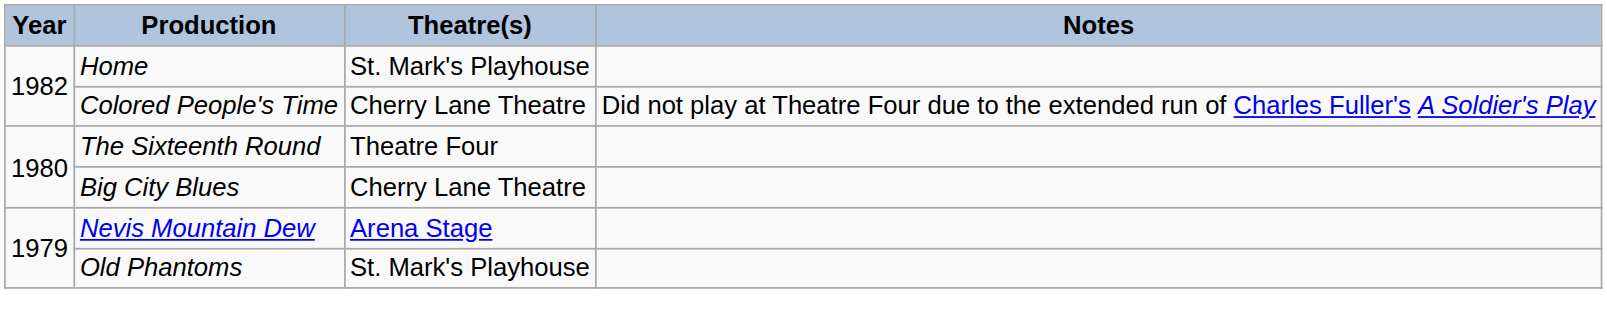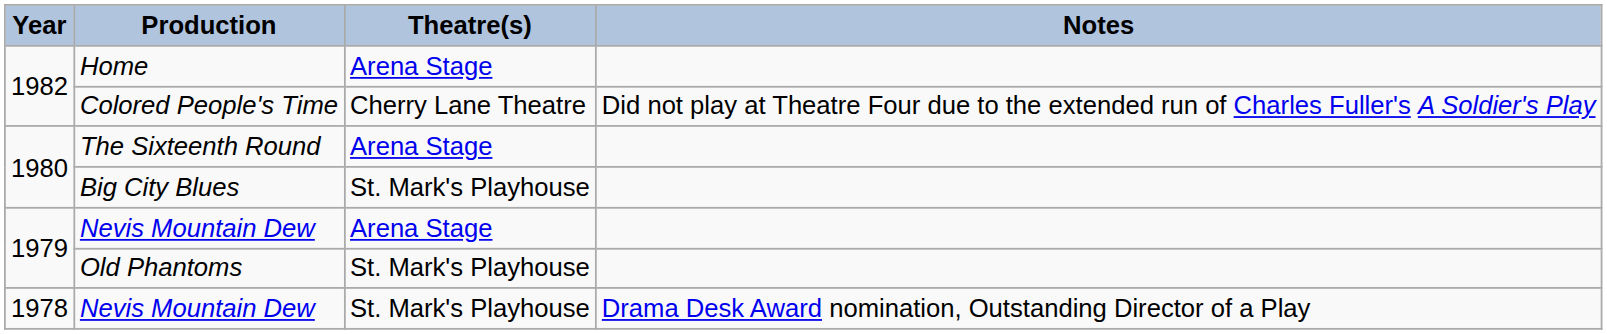(470, 66) St. Mark's Playhouse -> (421, 66) Arena Stage
(424, 147) Theatre Four -> (421, 147) Arena Stage
(468, 188) Cherry Lane Theatre -> (470, 188) St. Mark's Playhouse
+ row: (39, 309)
